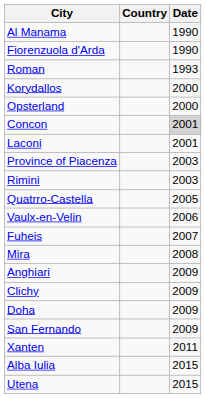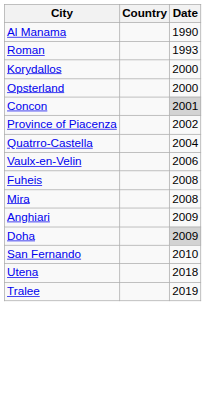- row: (56, 50)
- row: (24, 143)
(185, 161) 2003 -> (185, 124) 2002
- row: (23, 180)
(185, 198) 2005 -> (185, 143) 2004
(185, 236) 2007 -> (185, 180) 2008
- row: (23, 291)
(185, 310) no background -> (185, 236) lightgrey background
(185, 328) 2009 -> (185, 254) 2010
- row: (26, 347)
- row: (31, 365)
(185, 384) 2015 -> (185, 273) 2018
+ row: (23, 291)
